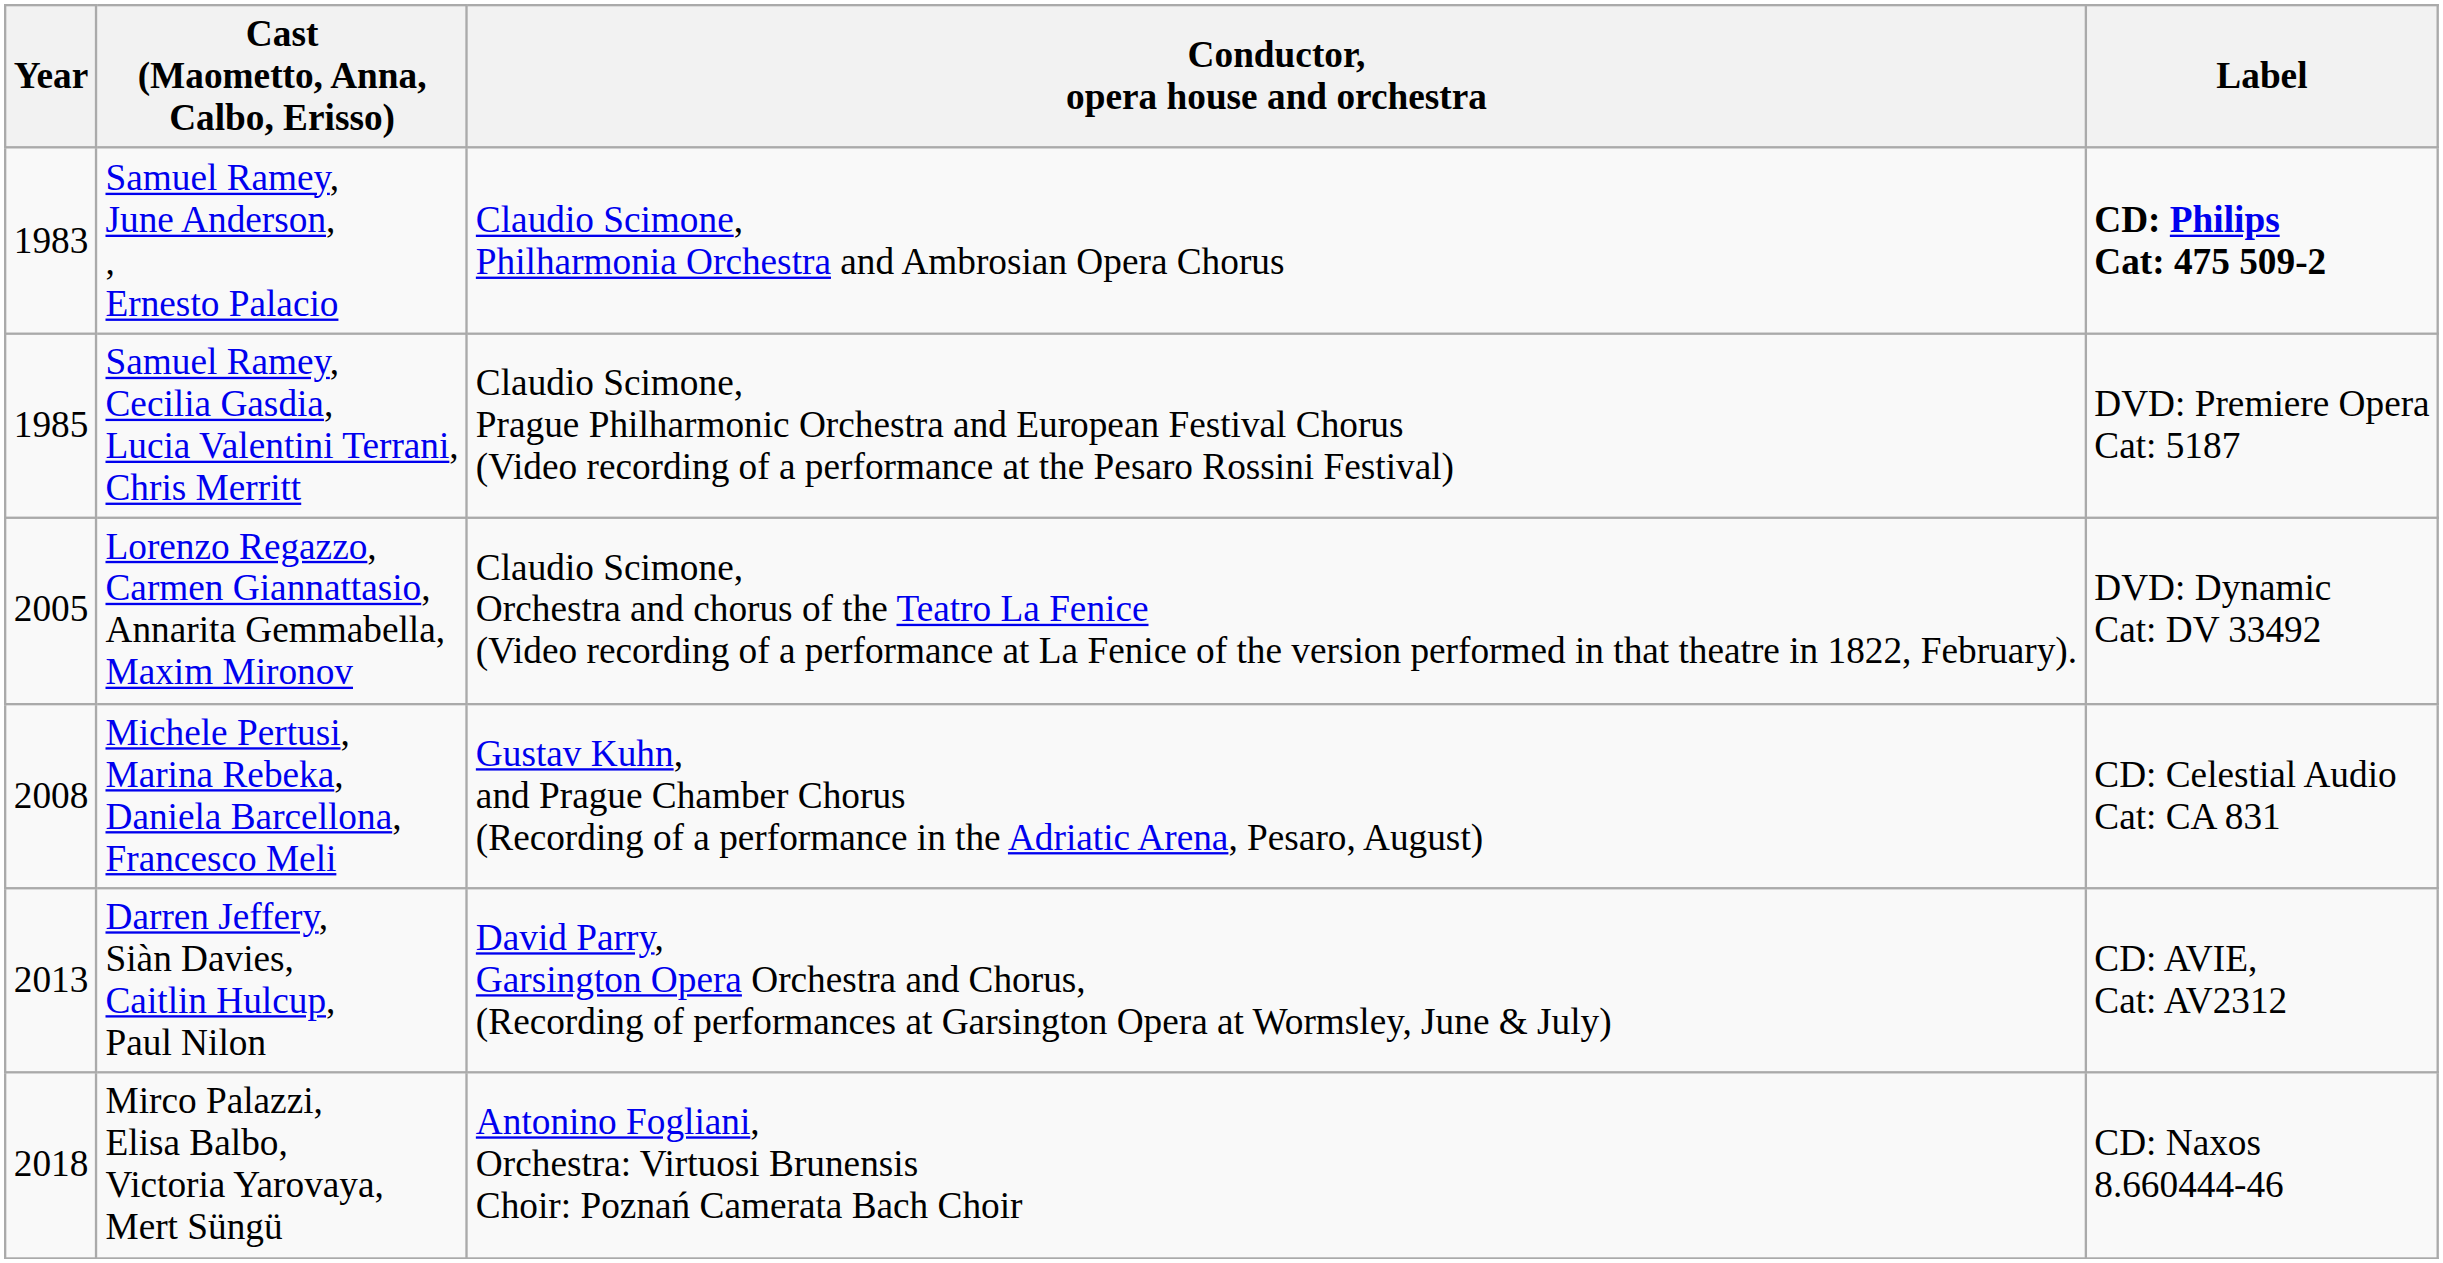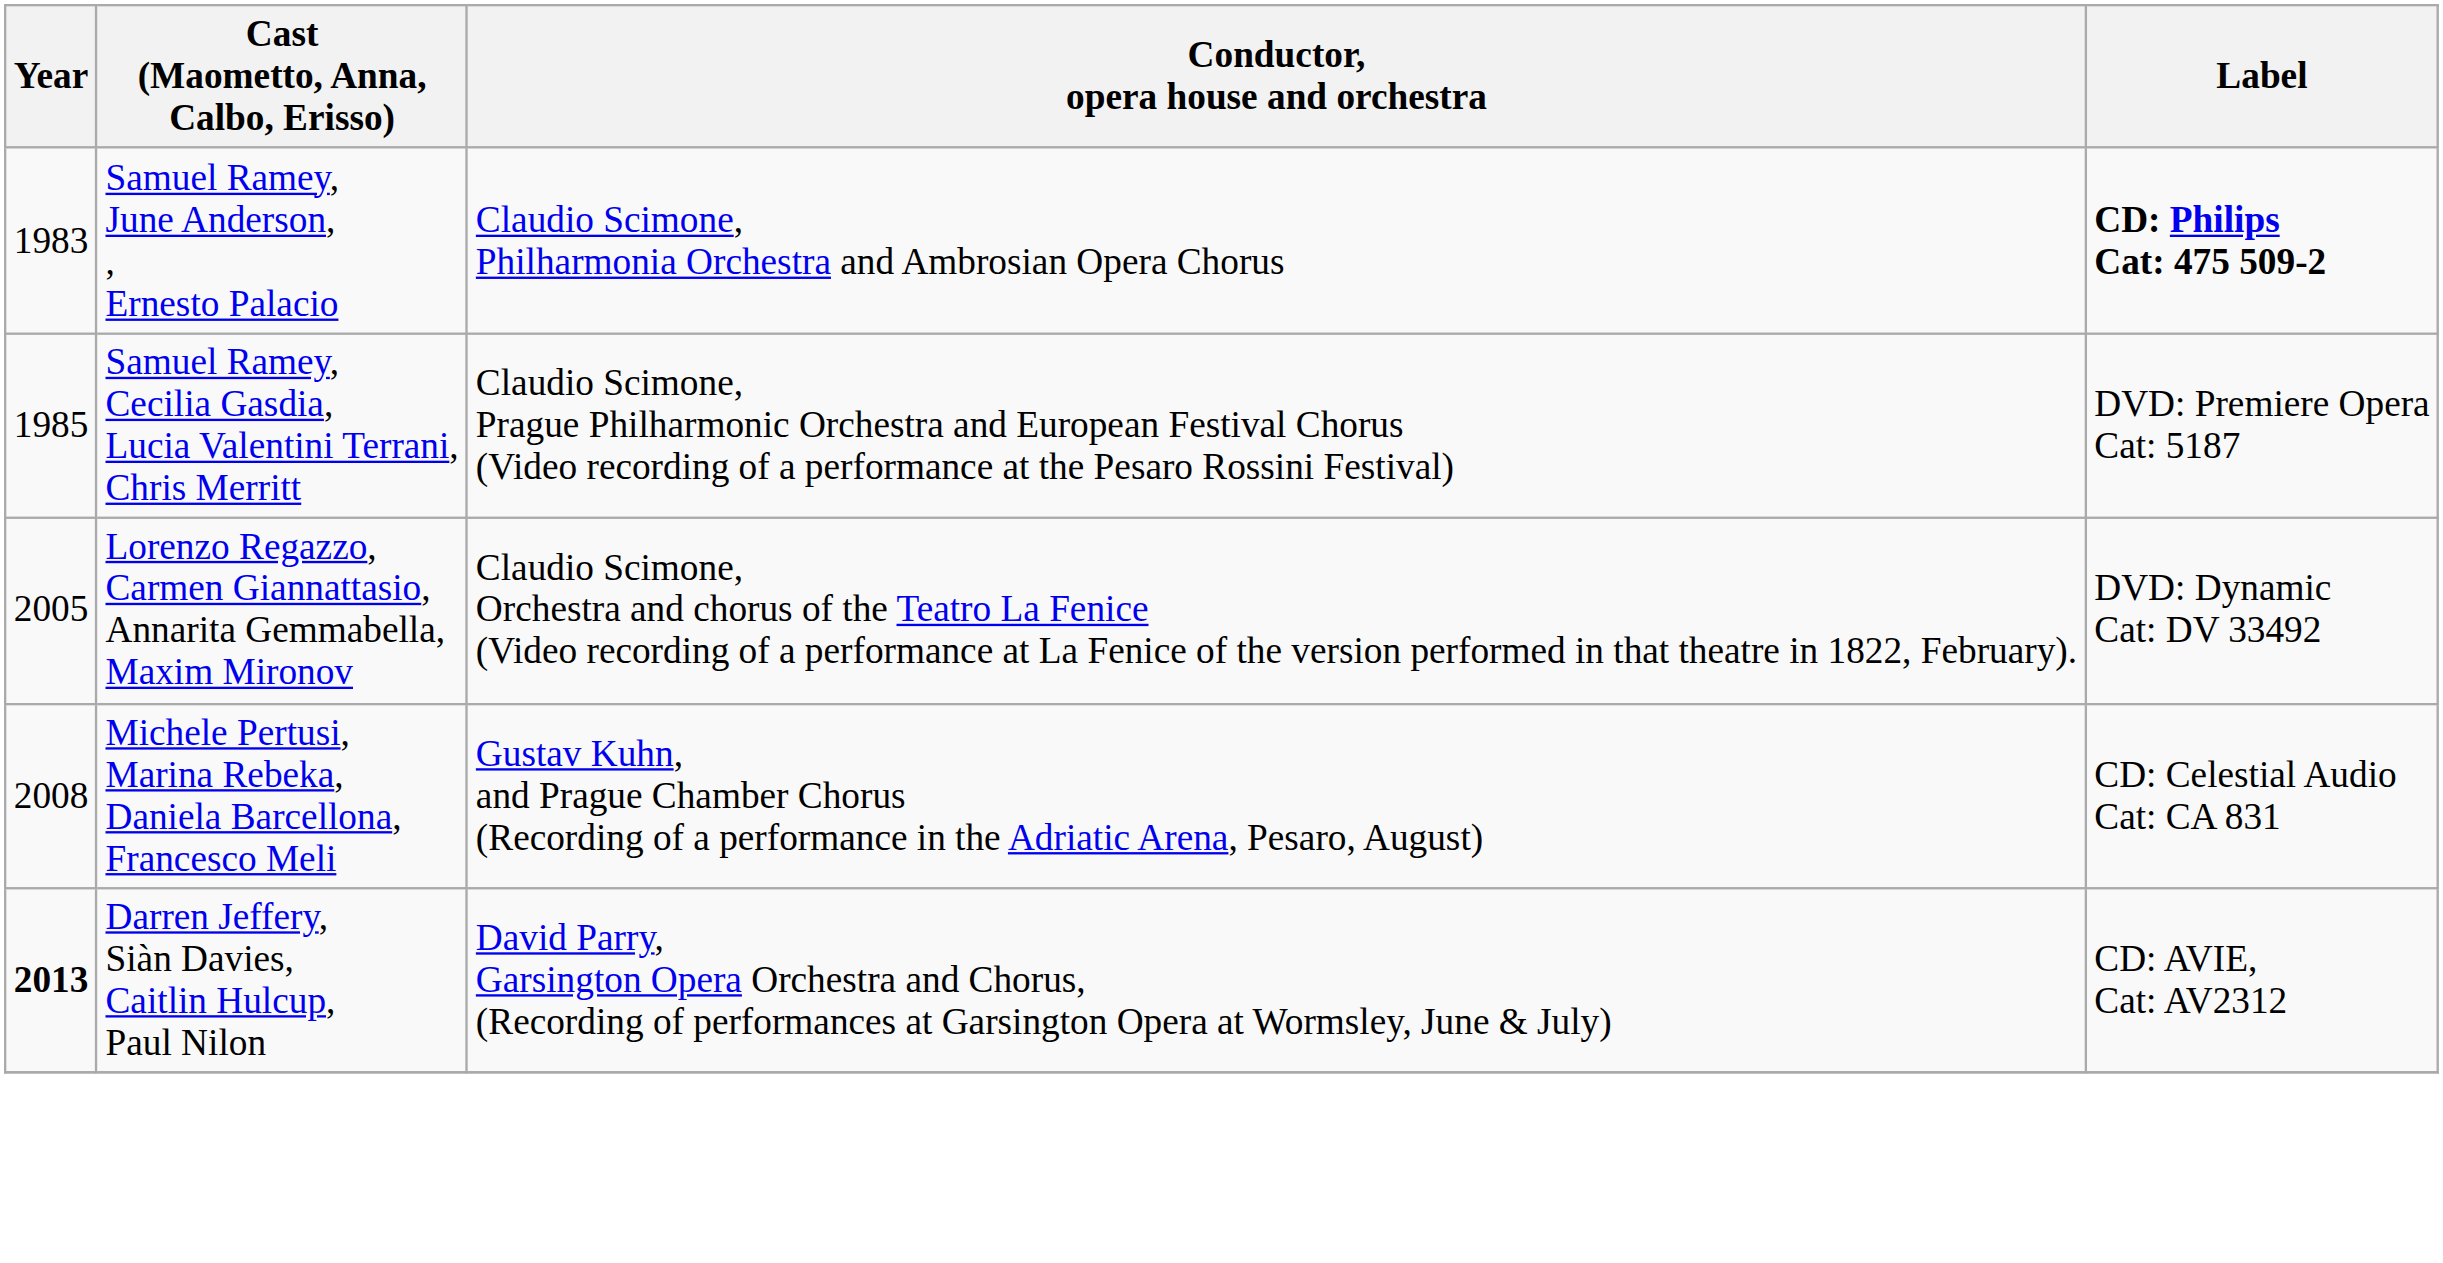(51, 979) normal -> (51, 979) bold
- row: (245, 1164)
